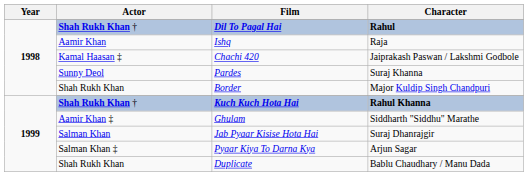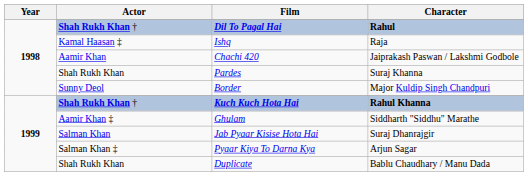(82, 42) Aamir Khan -> (90, 42) Kamal Haasan ‡
(90, 57) Kamal Haasan ‡ -> (82, 57) Aamir Khan
(81, 73) Sunny Deol -> (91, 73) Shah Rukh Khan
(91, 88) Shah Rukh Khan -> (81, 88) Sunny Deol
